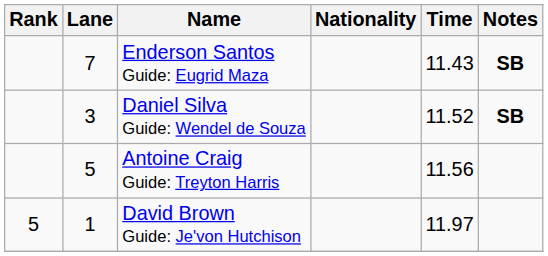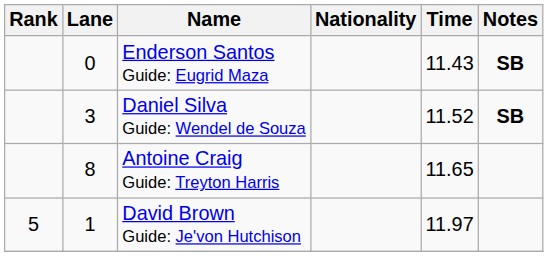(90, 62) 7 -> (90, 62) 0
(90, 170) 5 -> (90, 170) 8
(450, 170) 11.56 -> (450, 170) 11.65
